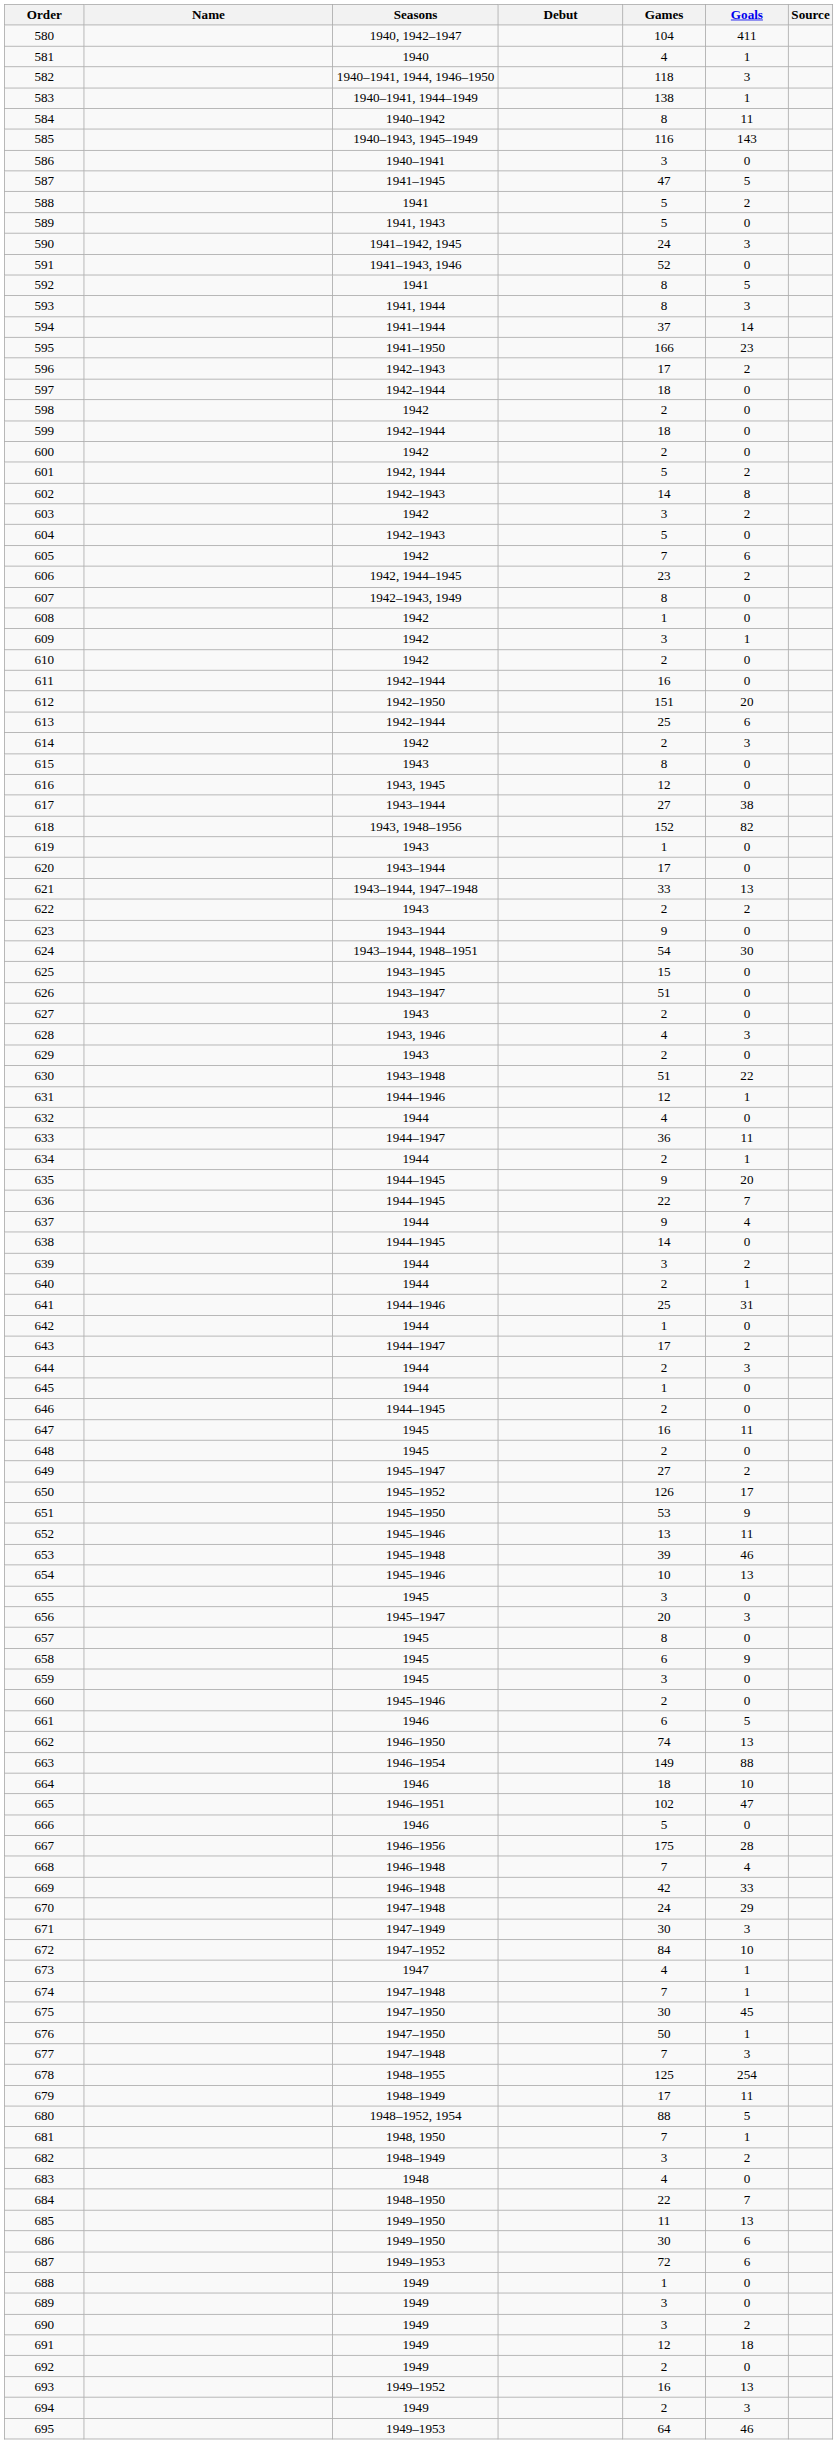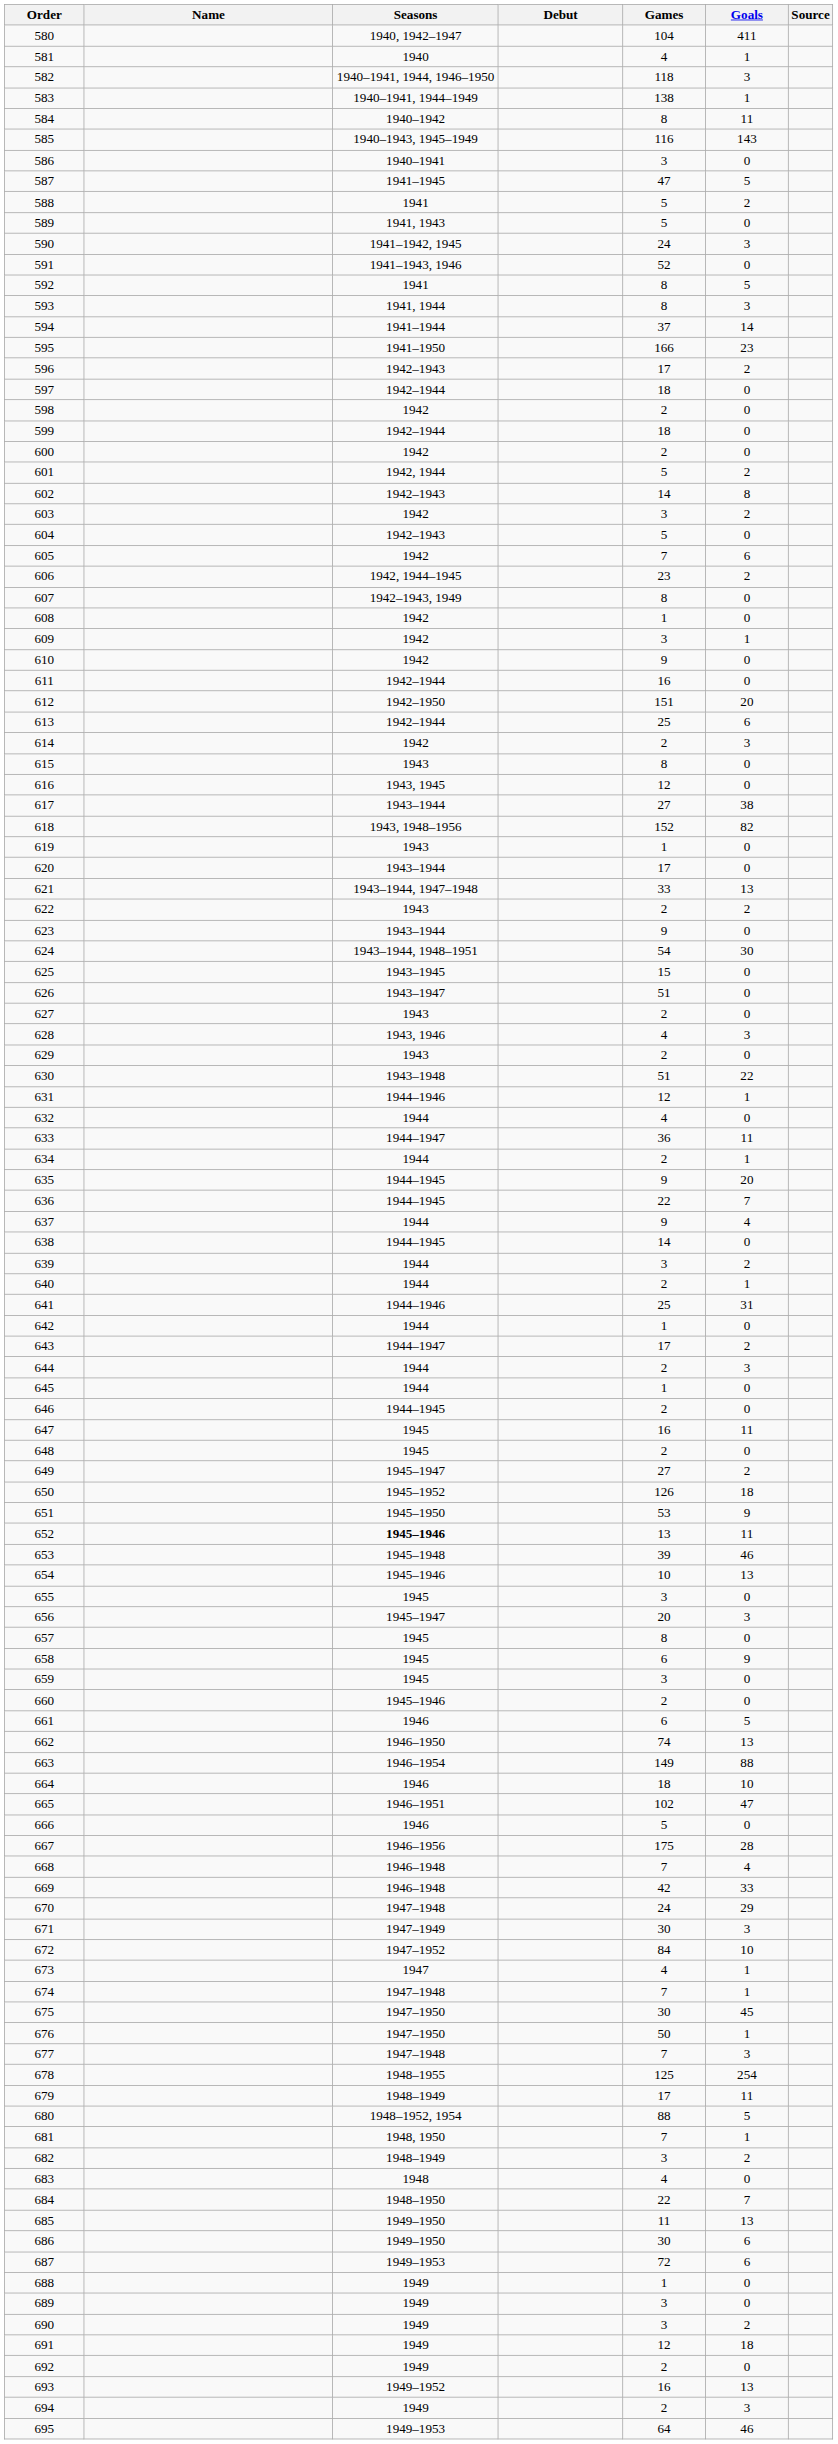(664, 659) 2 -> (664, 659) 9
(747, 1492) 17 -> (747, 1492) 18
(416, 1533) normal -> (416, 1533) bold
